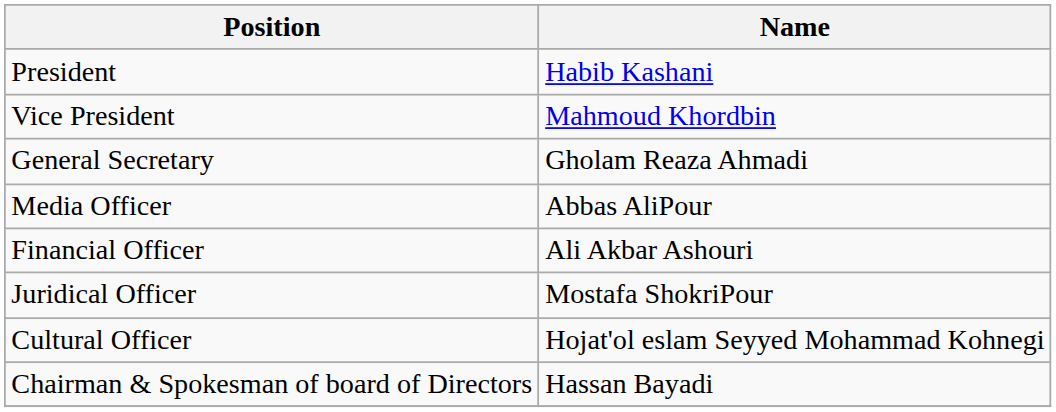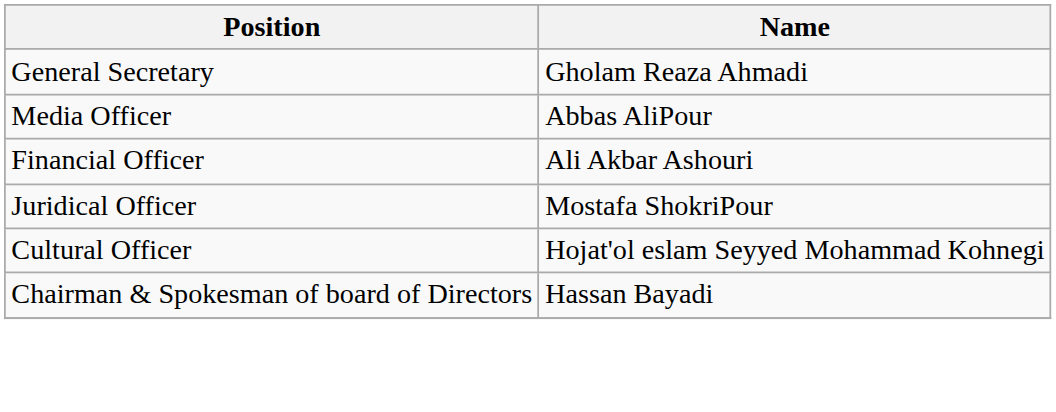- row: (64, 71)
- row: (93, 116)
